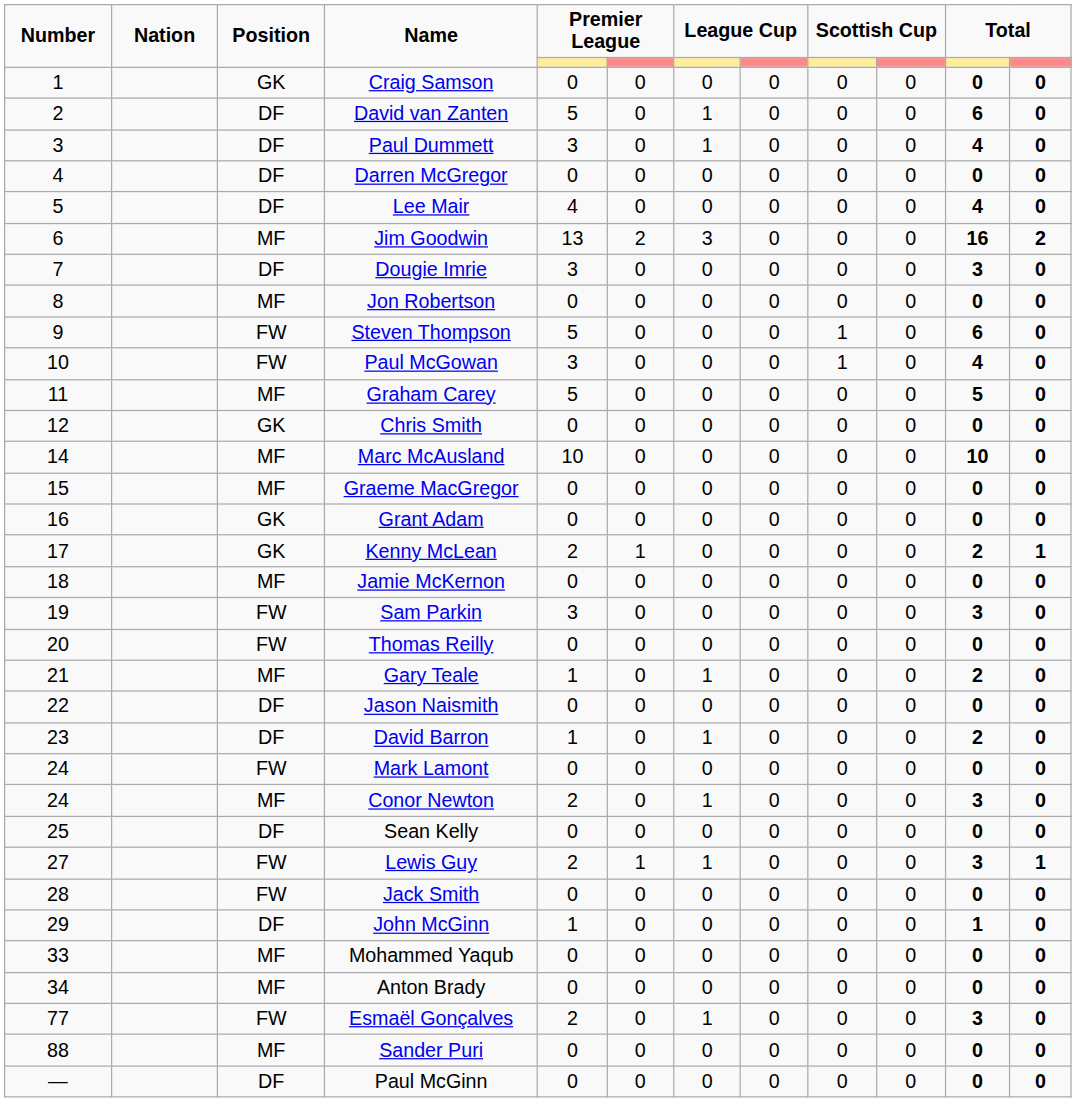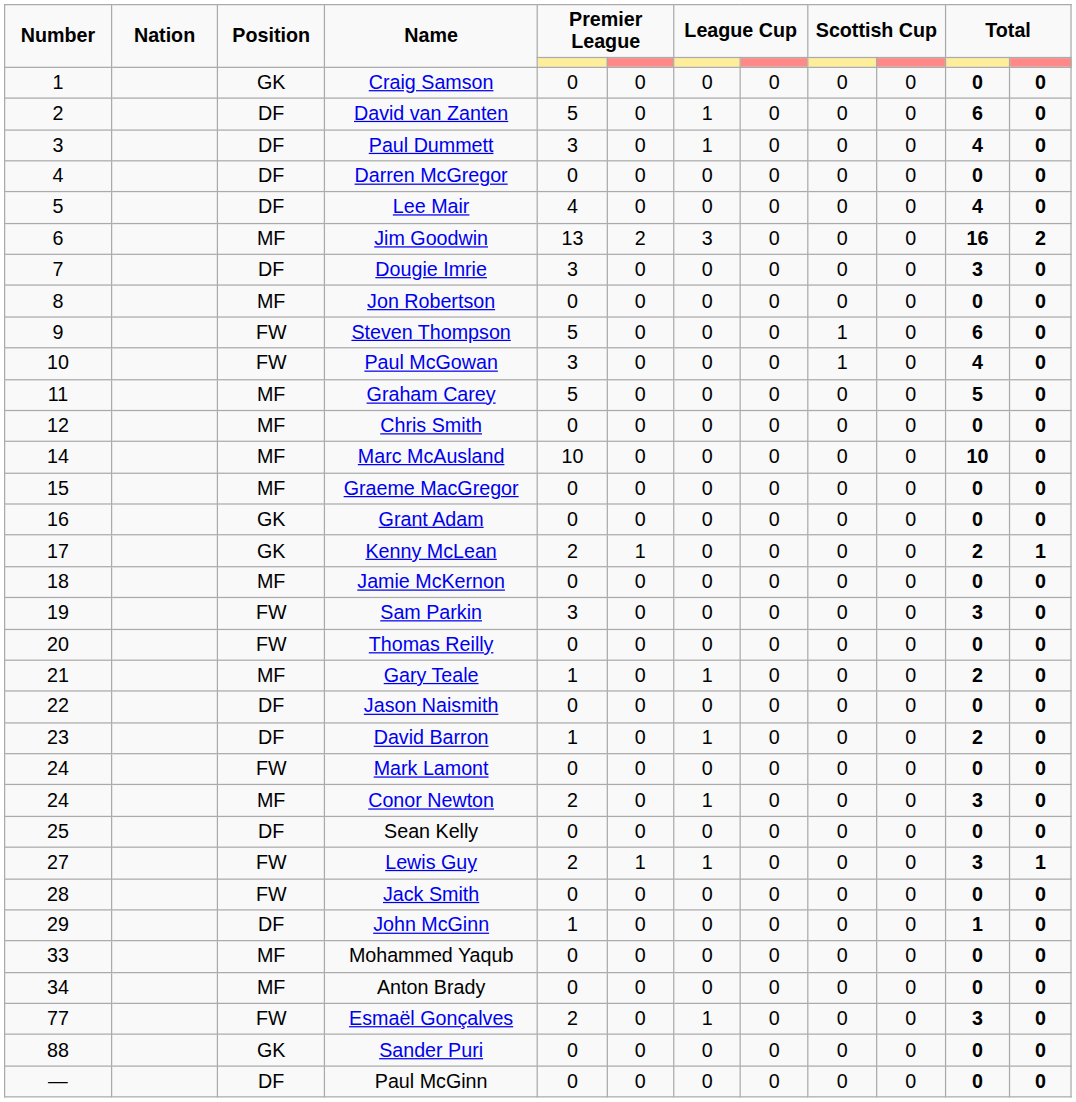(271, 425) GK -> (271, 425) MF
(271, 1050) MF -> (271, 1050) GK
